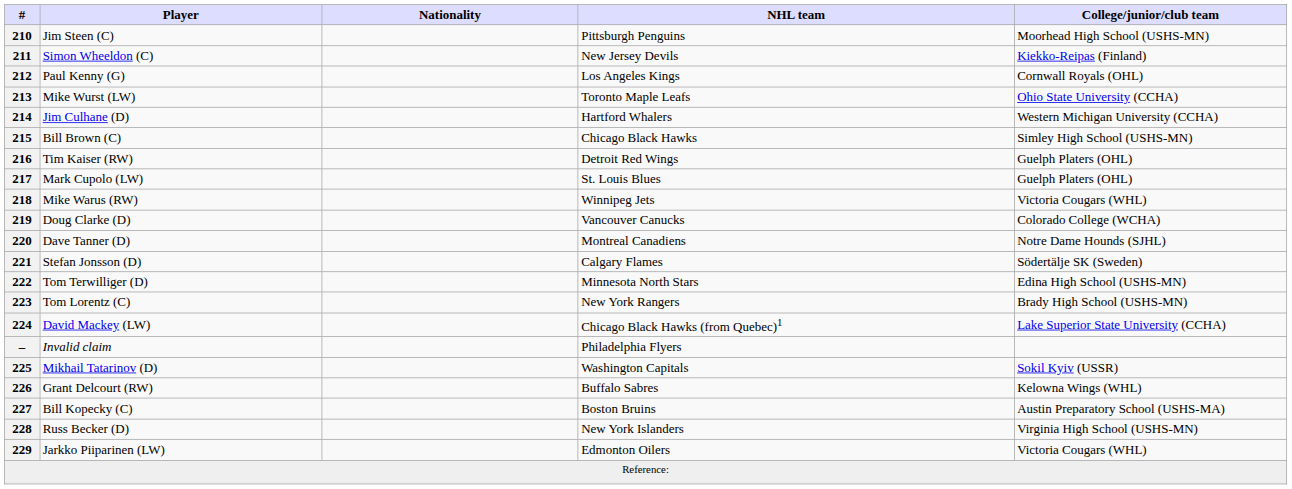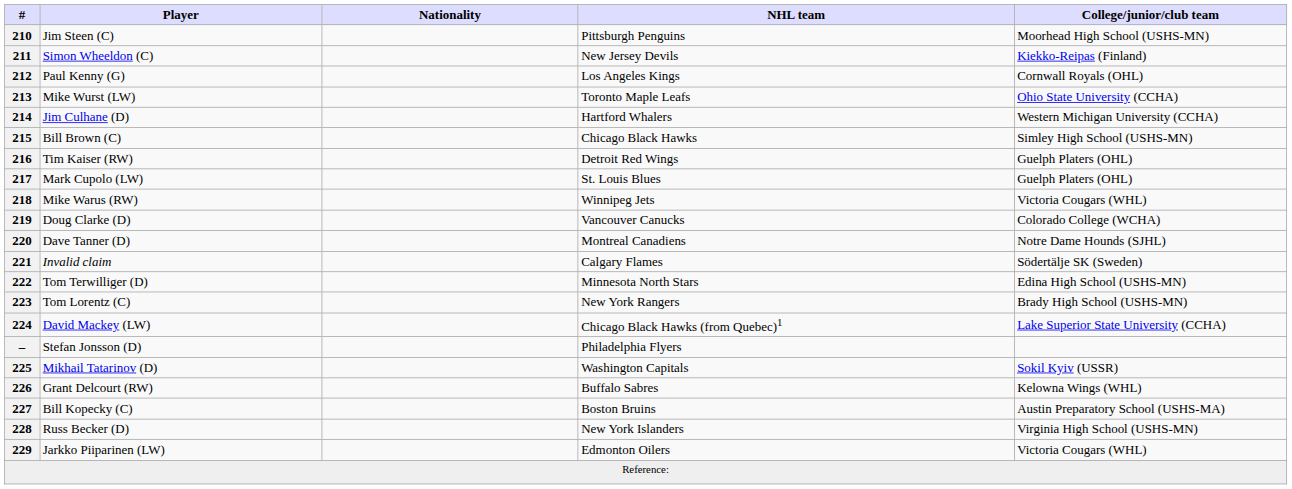(92, 261) Stefan Jonsson (D) -> (77, 261) Invalid claim
(77, 347) Invalid claim -> (92, 347) Stefan Jonsson (D)
